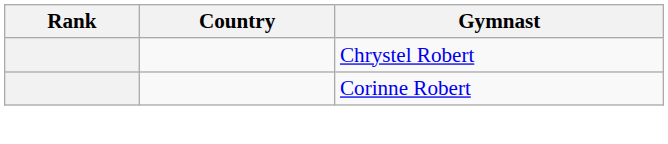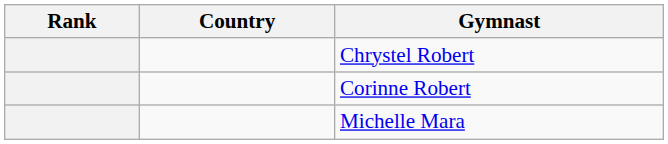+ row: (402, 121)
